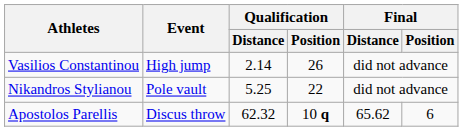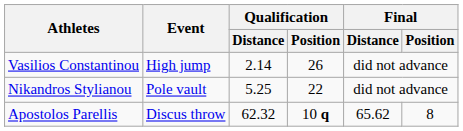(430, 114) 6 -> (430, 114) 8
